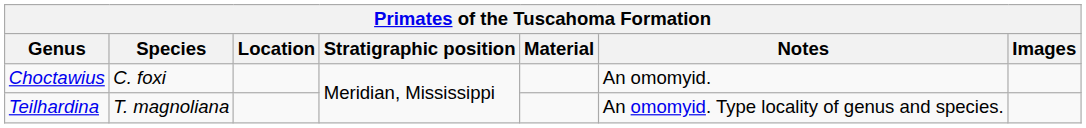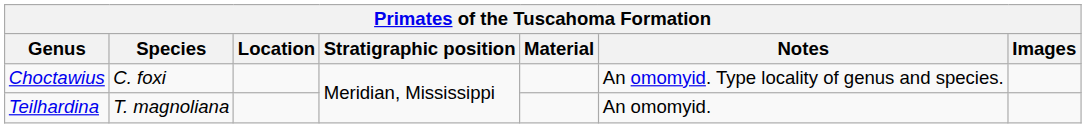(657, 78) An omomyid. -> (803, 78) An omomyid. Type locality of genus and species.
(803, 107) An omomyid. Type locality of genus and species. -> (657, 107) An omomyid.
